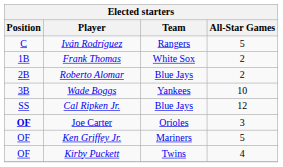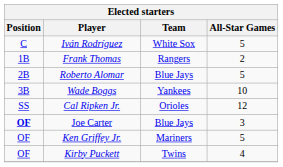(174, 43) Rangers -> (174, 43) White Sox
(174, 59) White Sox -> (174, 59) Rangers
(242, 75) 2 -> (242, 75) 5
(174, 106) Blue Jays -> (174, 106) Orioles
(174, 122) Orioles -> (174, 122) Blue Jays
